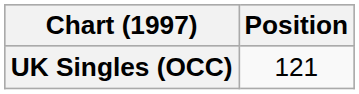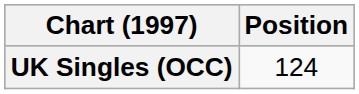(296, 66) 121 -> (296, 66) 124
